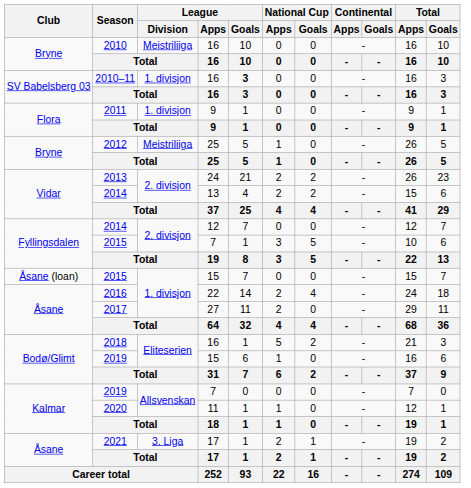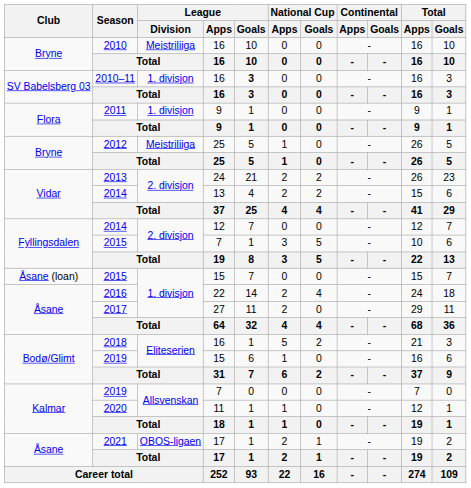(168, 441) 3. Liga -> (171, 441) OBOS-ligaen
